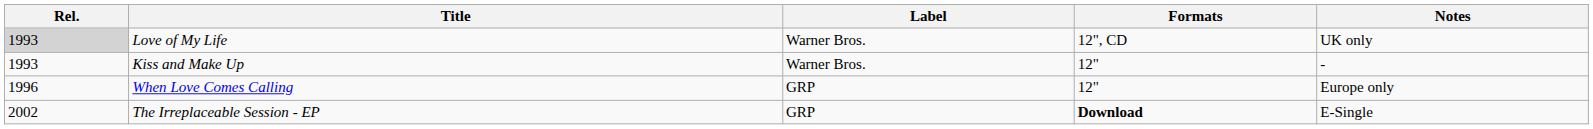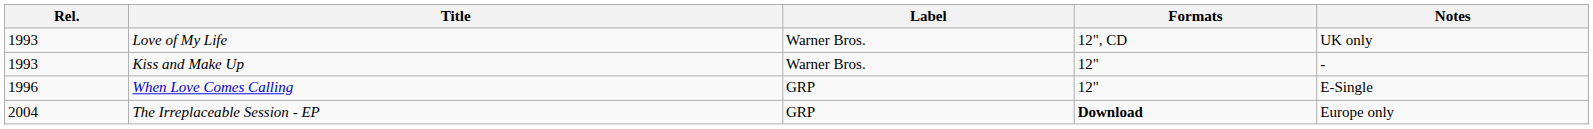(23, 40) lightgrey background -> (23, 40) no background
(1357, 87) Europe only -> (1347, 87) E-Single
(23, 111) 2002 -> (23, 111) 2004
(1347, 111) E-Single -> (1357, 111) Europe only
